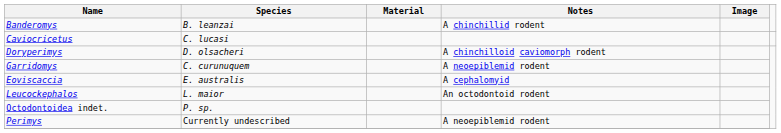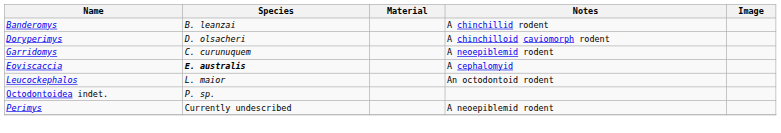- row: (39, 39)
(214, 80) normal -> (215, 66) bold
